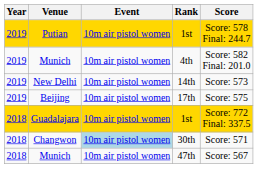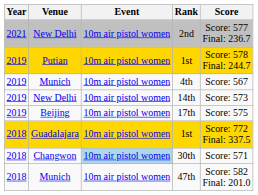+ row: (55, 33)
(227, 60) Score: 582 Final: 201.0 -> (227, 81) Score: 567
(227, 155) Score: 567 -> (227, 177) Score: 582 Final: 201.0
